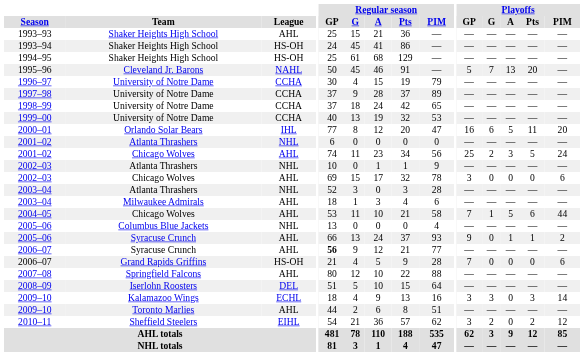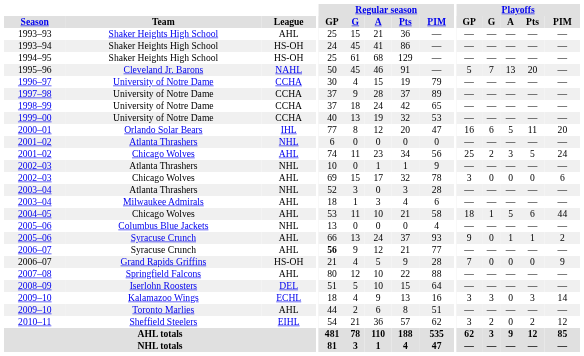(469, 214) 7 -> (469, 214) 18
(562, 262) 6 -> (562, 262) 9
